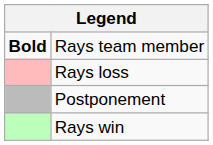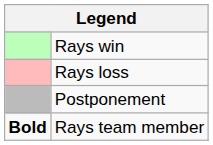rows swapped: (89, 127) <-> (129, 46)
